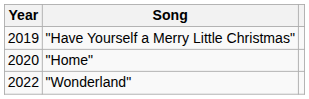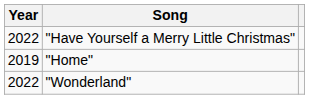(23, 37) 2019 -> (23, 37) 2022
(23, 60) 2020 -> (23, 60) 2019
